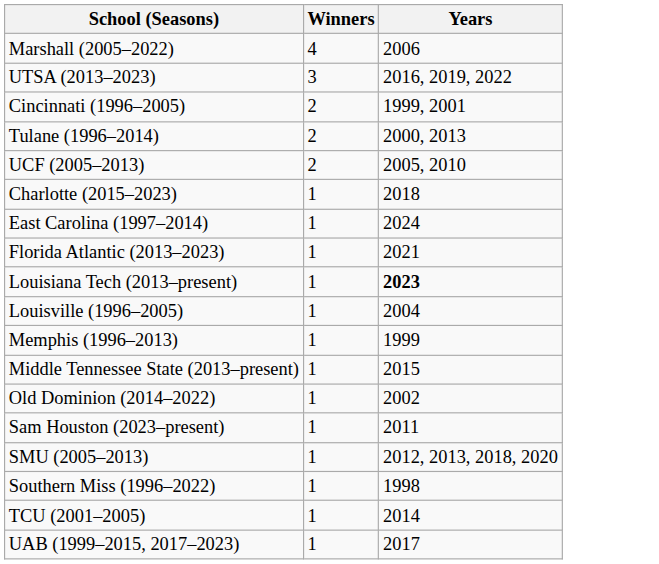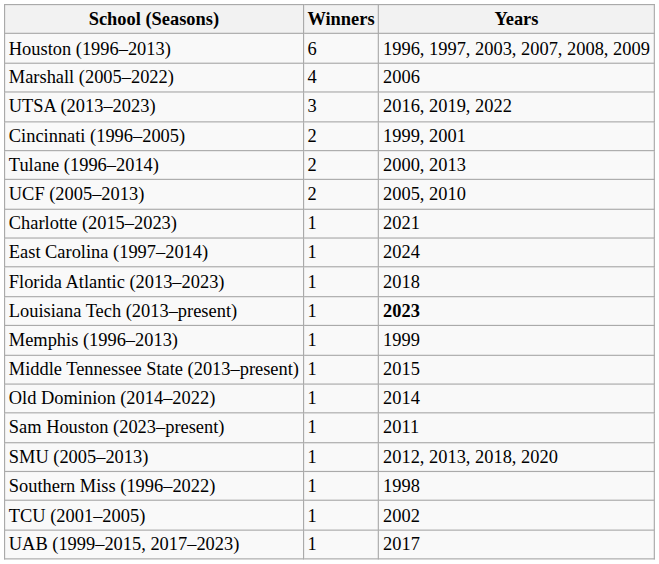+ row: (90, 48)
(401, 194) 2018 -> (401, 223) 2021
(401, 252) 2021 -> (401, 281) 2018
- row: (96, 310)
(401, 398) 2002 -> (401, 398) 2014
(401, 515) 2014 -> (401, 515) 2002
